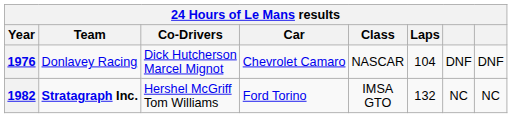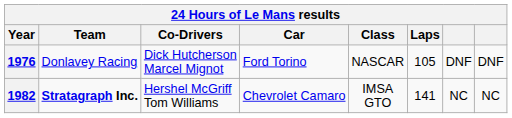(294, 62) Chevrolet Camaro -> (275, 62) Ford Torino
(425, 62) 104 -> (425, 62) 105
(275, 96) Ford Torino -> (294, 96) Chevrolet Camaro
(425, 96) 132 -> (425, 96) 141
